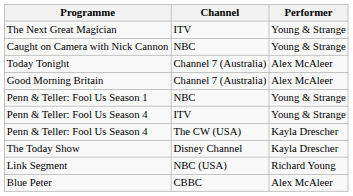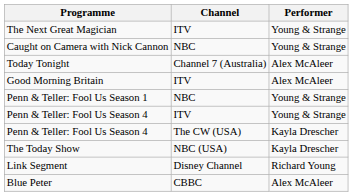(220, 81) Channel 7 (Australia) -> (182, 81) ITV
(208, 149) Disney Channel -> (200, 149) NBC (USA)
(200, 166) NBC (USA) -> (208, 166) Disney Channel
